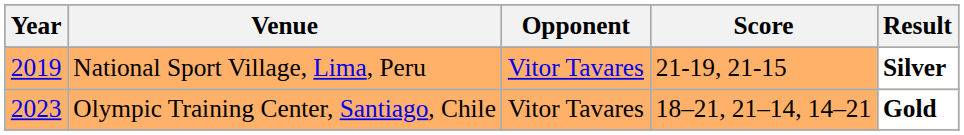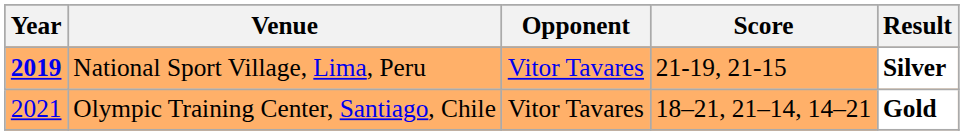(36, 67) normal -> (36, 67) bold
(36, 109) 2023 -> (36, 109) 2021
